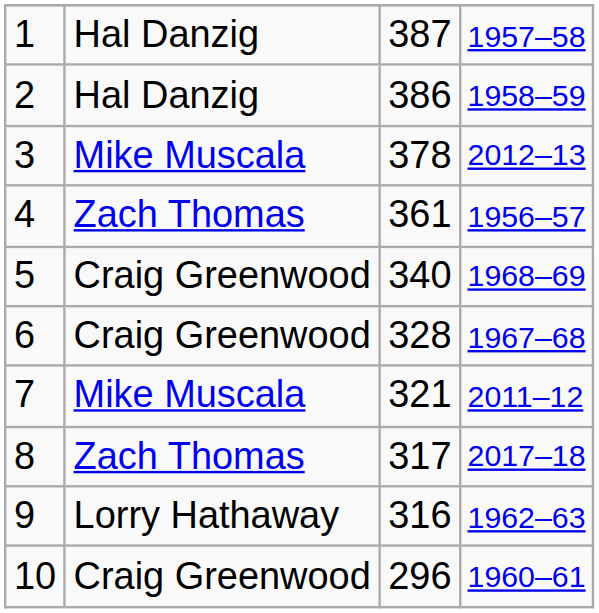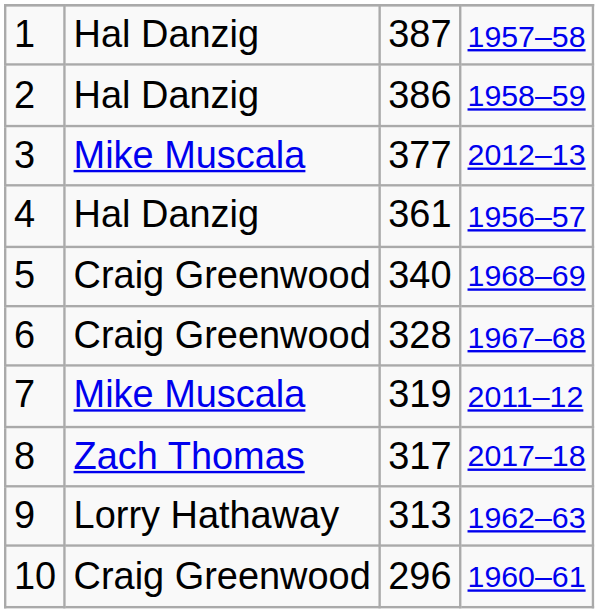(420, 154) 378 -> (420, 154) 377
(189, 214) Zach Thomas -> (166, 214) Hal Danzig
(420, 395) 321 -> (420, 395) 319
(420, 515) 316 -> (420, 515) 313
